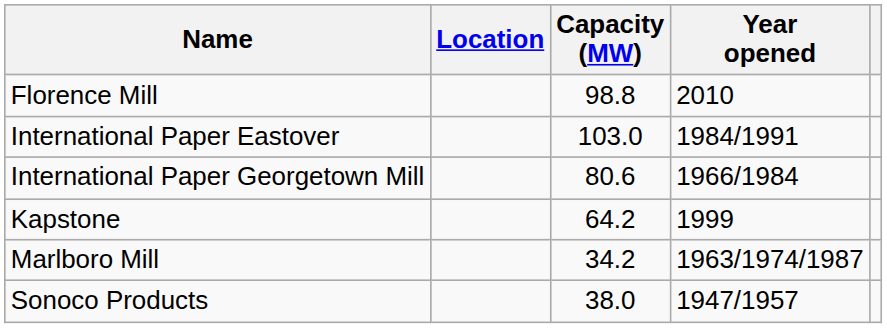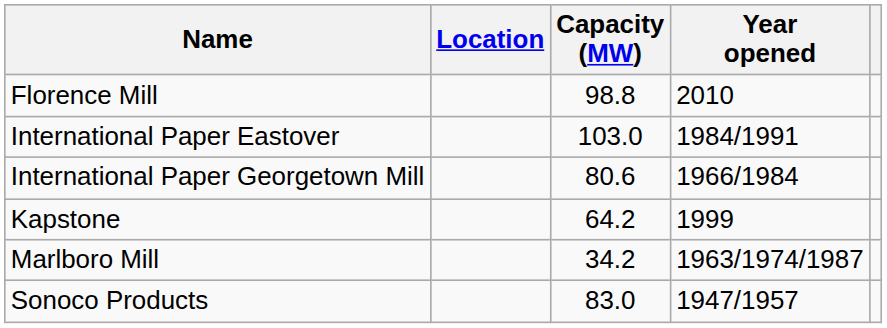(610, 300) 38.0 -> (610, 300) 83.0
